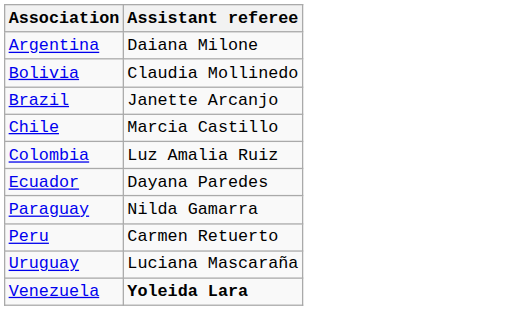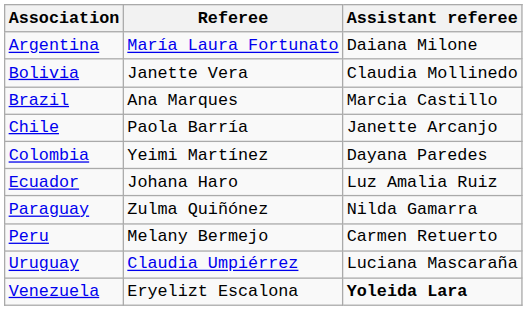+ column: (233, 18)
(203, 100) Janette Arcanjo -> (422, 100) Marcia Castillo
(203, 128) Marcia Castillo -> (422, 128) Janette Arcanjo
(203, 155) Luz Amalia Ruiz -> (417, 155) Dayana Paredes
(198, 182) Dayana Paredes -> (422, 182) Luz Amalia Ruiz
